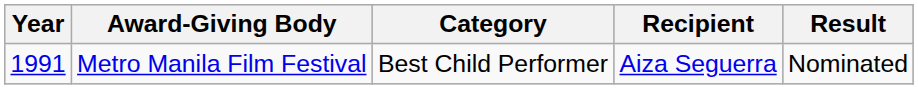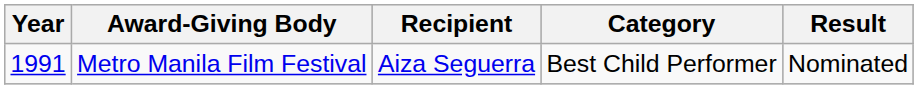columns swapped: (493, 24) <-> (698, 24)
